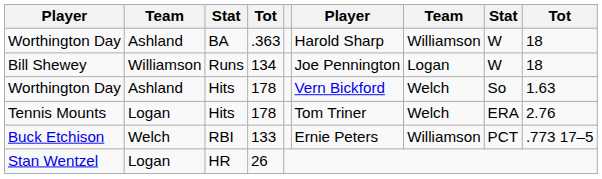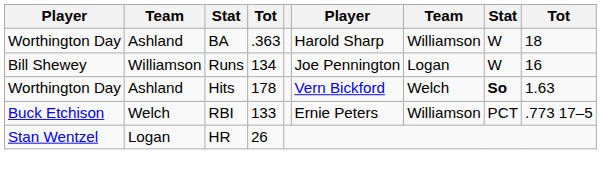(534, 64) 18 -> (533, 64) 16
(497, 88) normal -> (497, 88) bold
- row: (57, 112)
